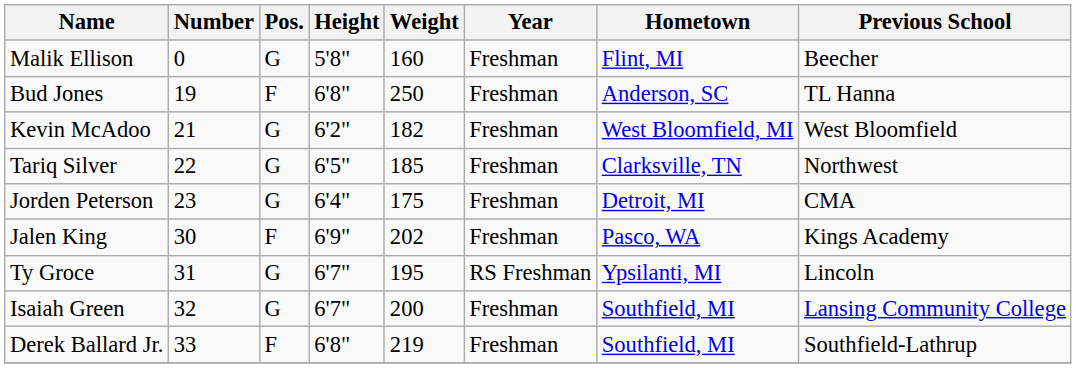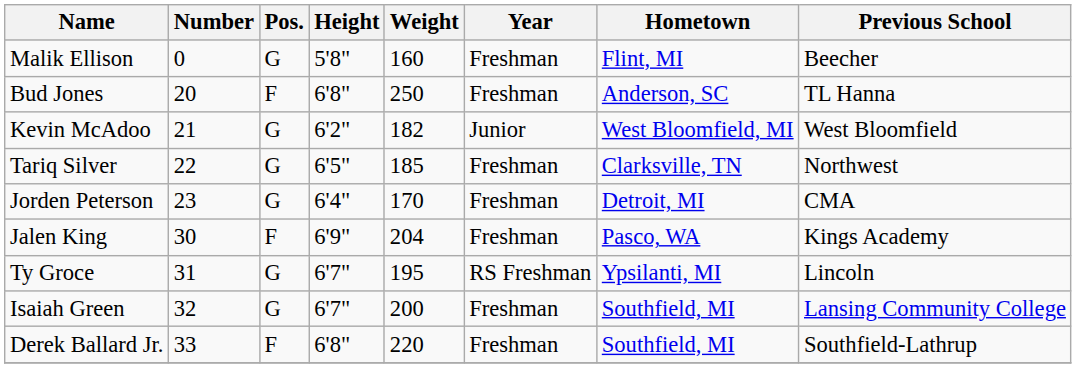(185, 93) 19 -> (185, 93) 20
(514, 129) Freshman -> (497, 129) Junior
(407, 201) 175 -> (407, 201) 170
(407, 237) 202 -> (407, 237) 204
(407, 344) 219 -> (407, 344) 220
